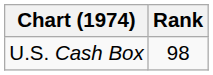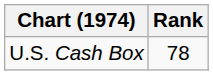(178, 53) 98 -> (178, 53) 78
